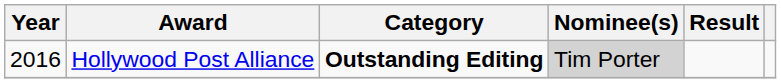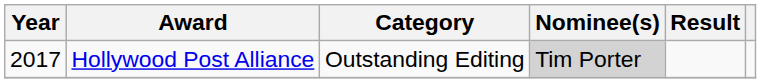(35, 58) 2016 -> (35, 58) 2017
(434, 58) bold -> (425, 58) normal
